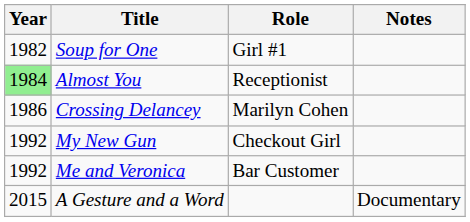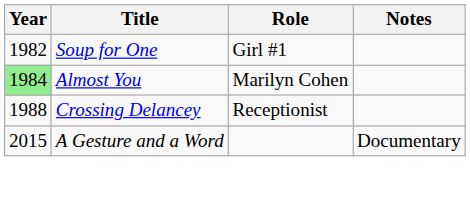(280, 79) Receptionist -> (290, 79) Marilyn Cohen
(28, 110) 1986 -> (28, 110) 1988
(290, 110) Marilyn Cohen -> (280, 110) Receptionist
- row: (106, 140)
- row: (121, 170)
